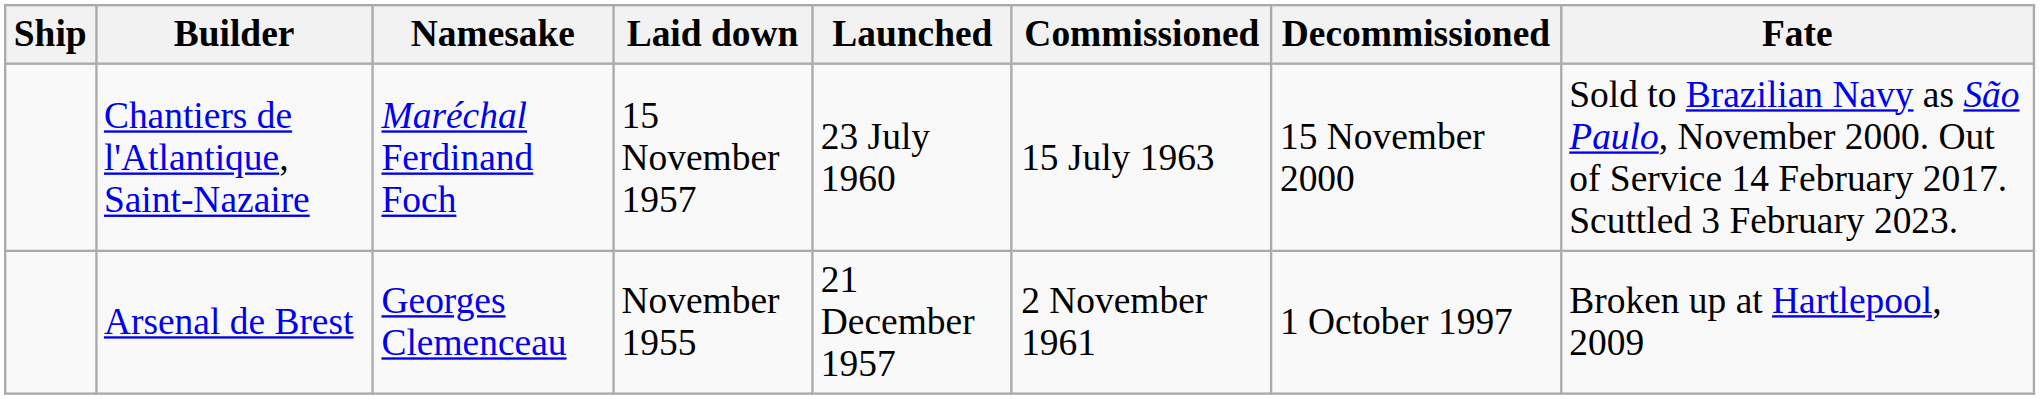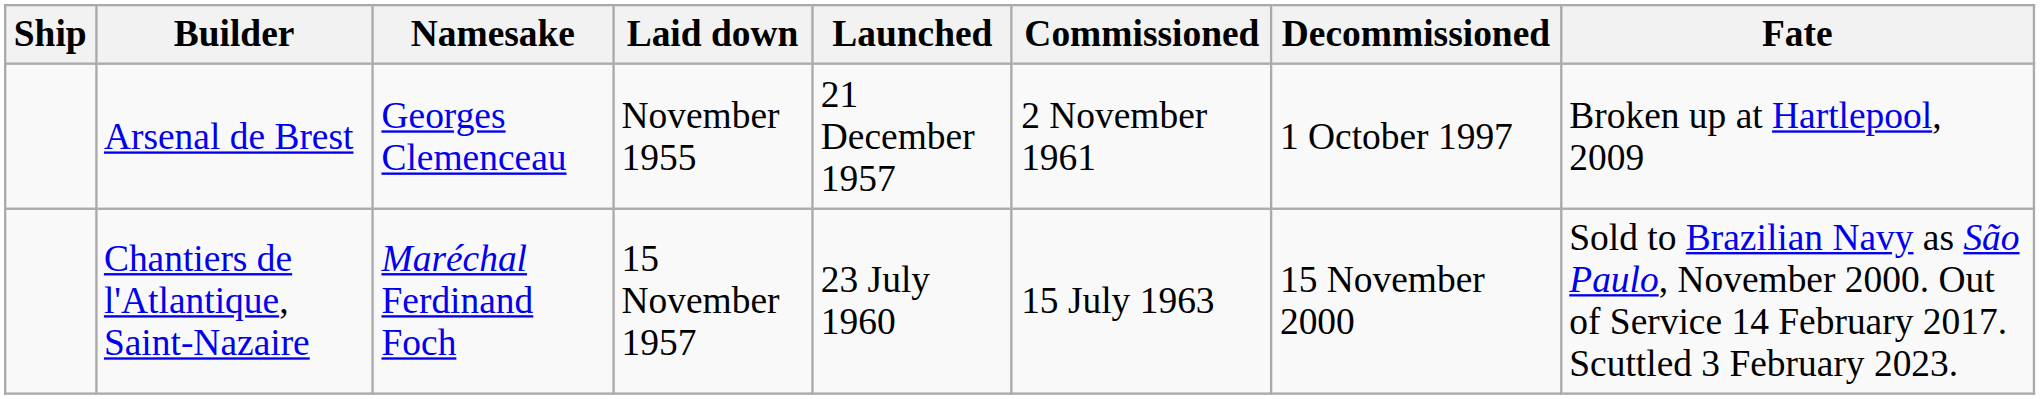rows swapped: (229, 321) <-> (207, 156)
